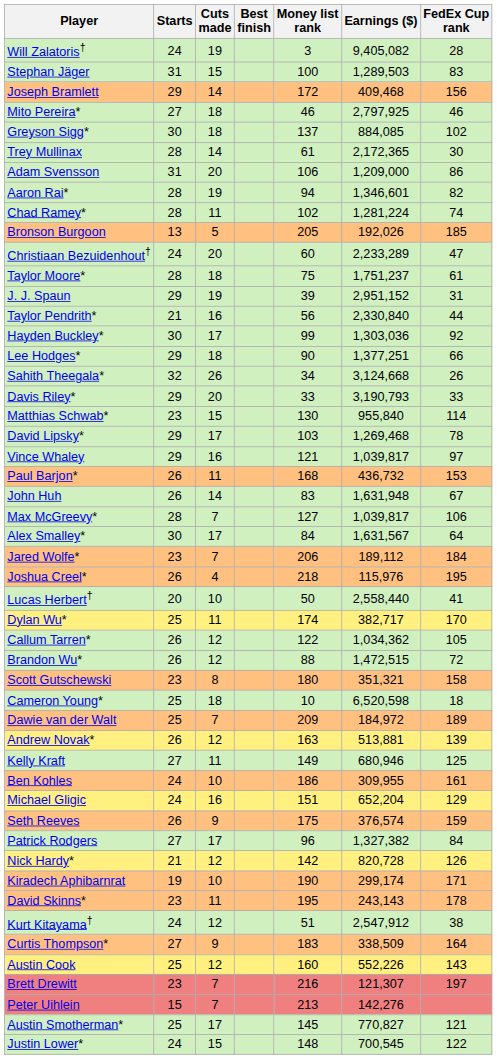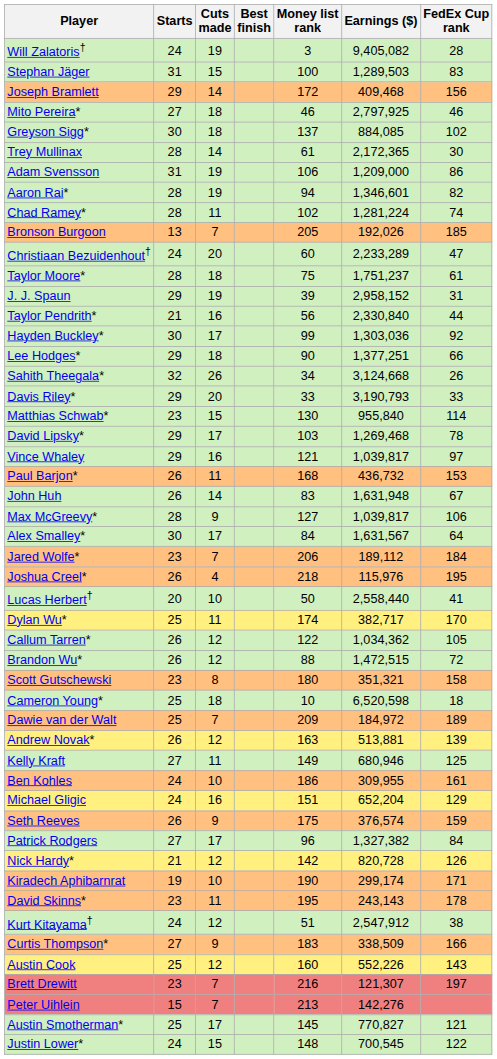(215, 172) 20 -> (215, 172) 19
(215, 232) 5 -> (215, 232) 7
(381, 296) 2,951,152 -> (381, 296) 2,958,152
(215, 516) 7 -> (215, 516) 9
(456, 944) 164 -> (456, 944) 166
